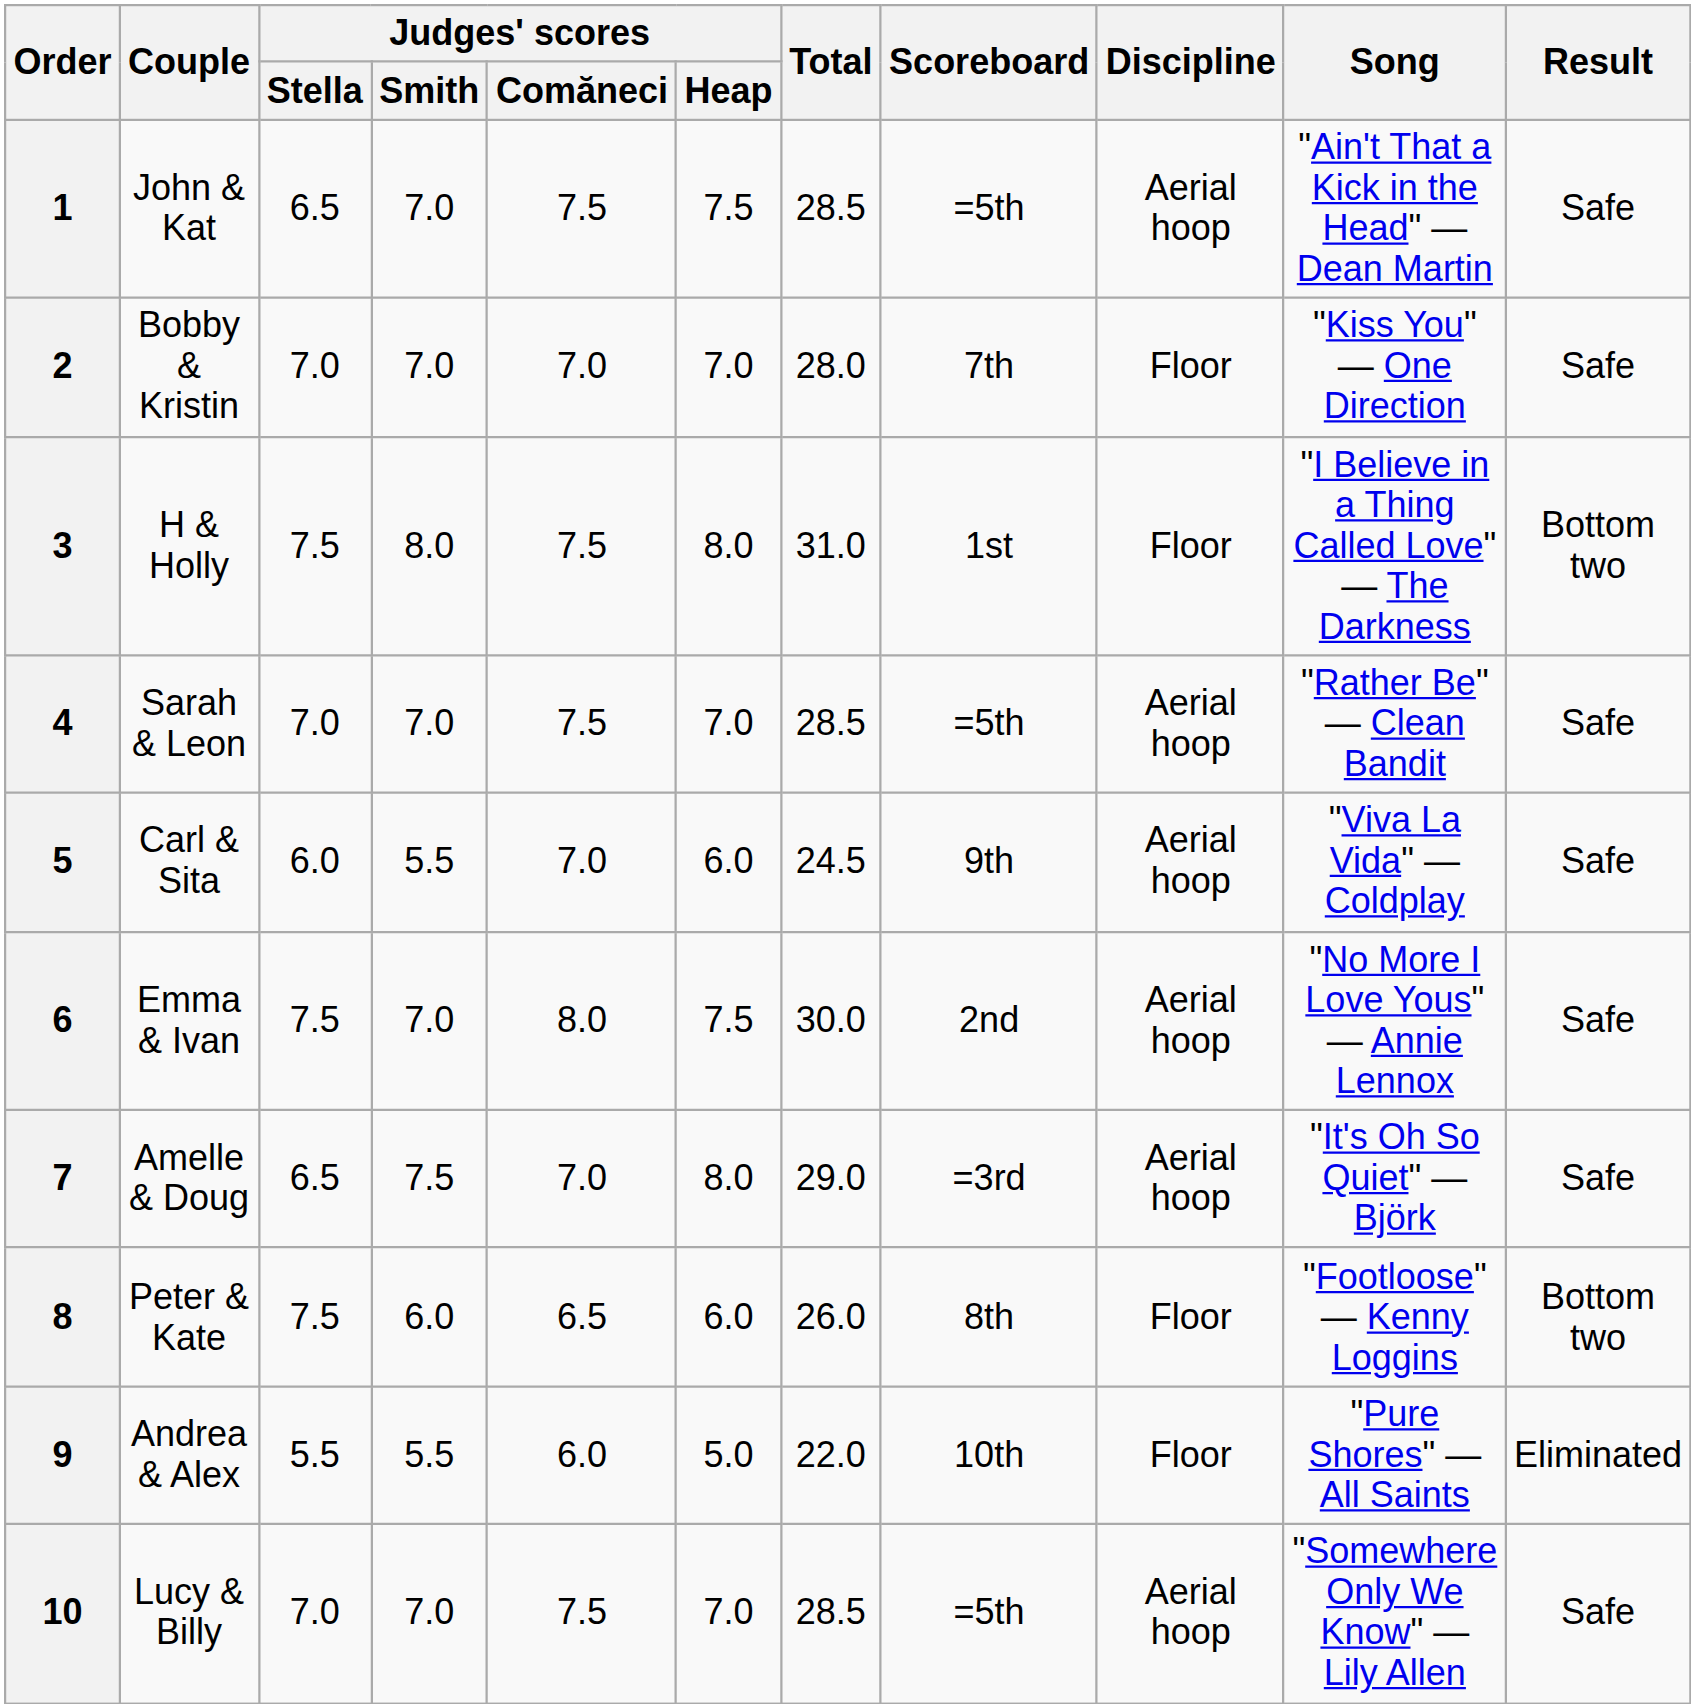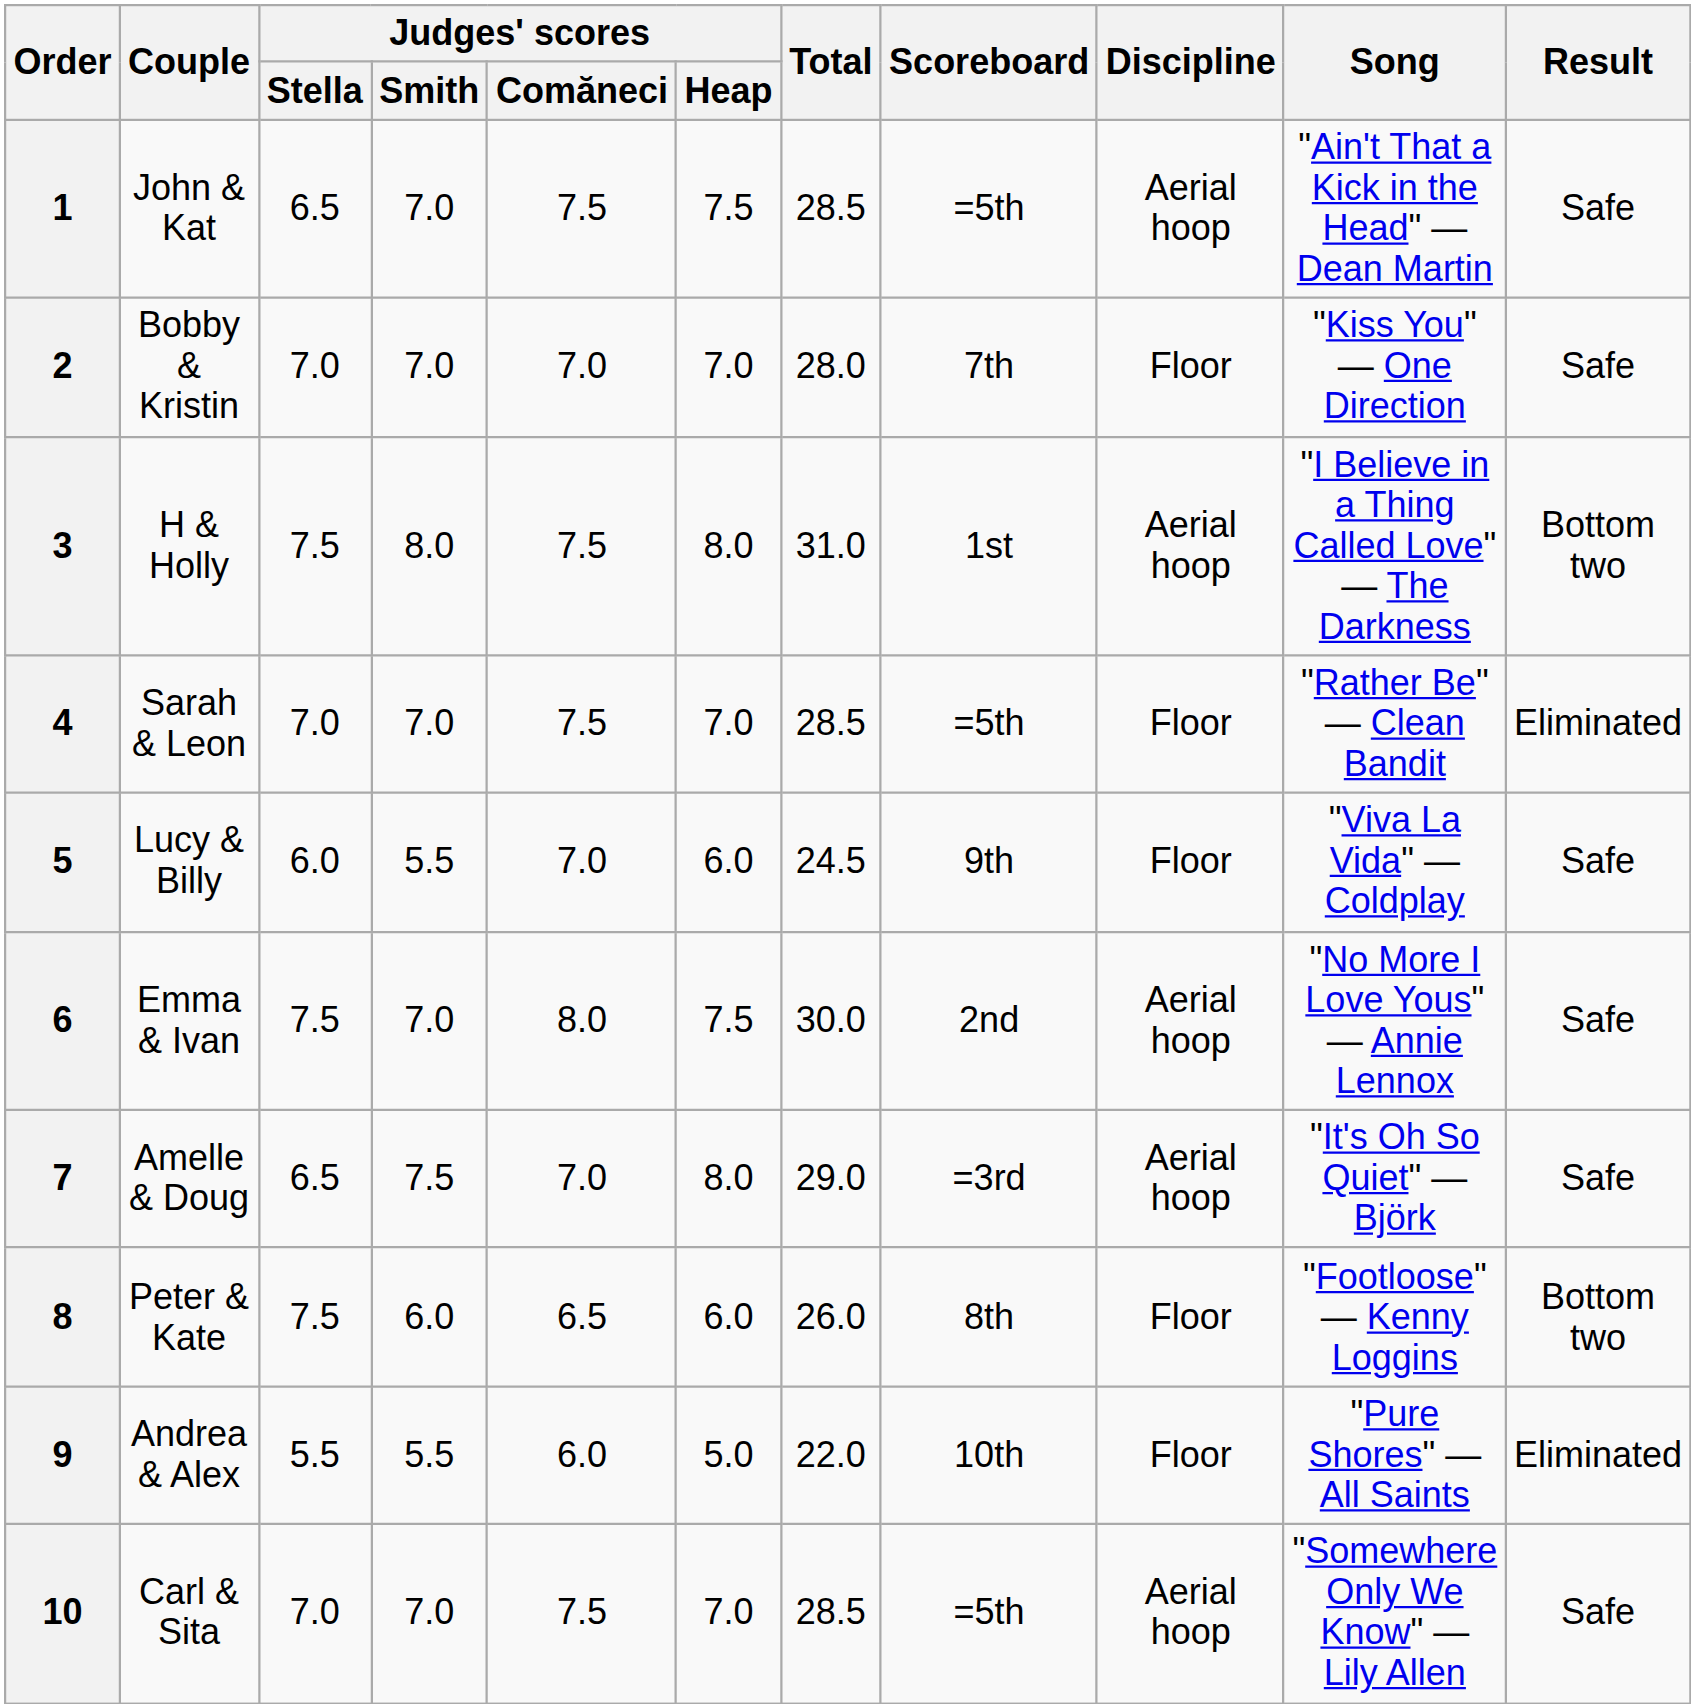(1191, 544) Floor -> (1191, 544) Aerial hoop
(1191, 723) Aerial hoop -> (1191, 723) Floor
(1598, 723) Safe -> (1598, 723) Eliminated
(189, 861) Carl & Sita -> (189, 861) Lucy & Billy
(1191, 861) Aerial hoop -> (1191, 861) Floor
(189, 1612) Lucy & Billy -> (189, 1612) Carl & Sita
